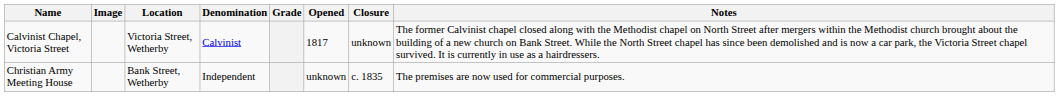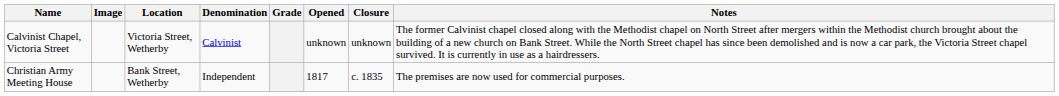(317, 42) 1817 -> (326, 42) unknown
(326, 77) unknown -> (317, 77) 1817
